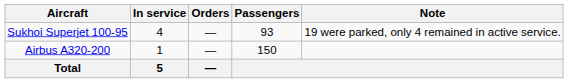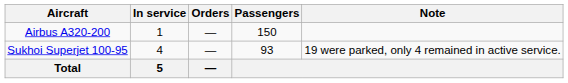rows swapped: (68, 50) <-> (68, 31)
